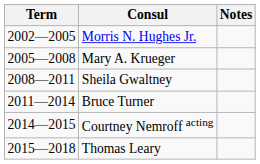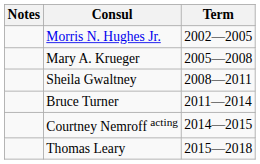columns swapped: (42, 15) <-> (236, 15)
